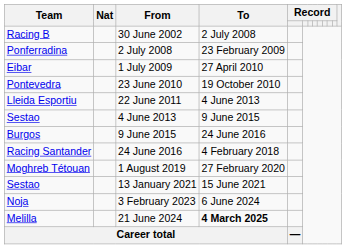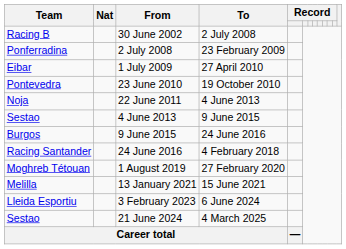(42, 101) Lleida Esportiu -> (18, 101) Noja
(23, 185) Sestao -> (22, 185) Melilla
(18, 201) Noja -> (42, 201) Lleida Esportiu
(22, 218) Melilla -> (23, 218) Sestao
(235, 218) bold -> (234, 218) normal
